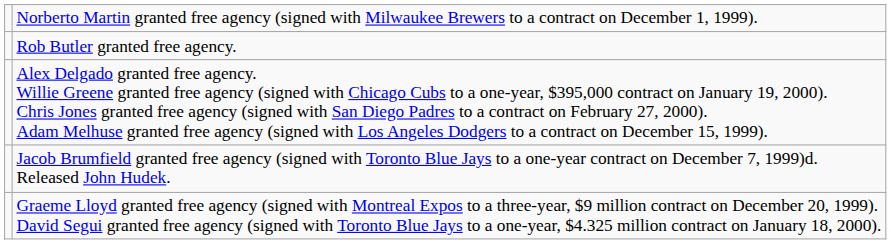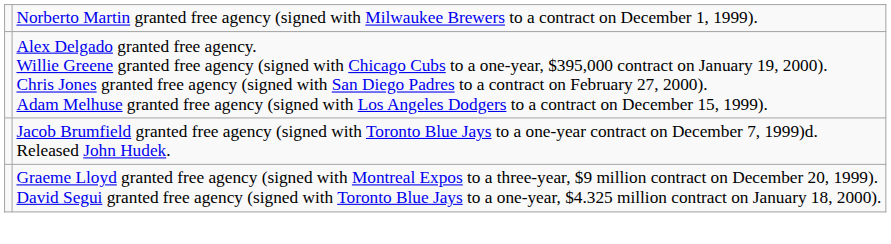- row: (127, 45)
